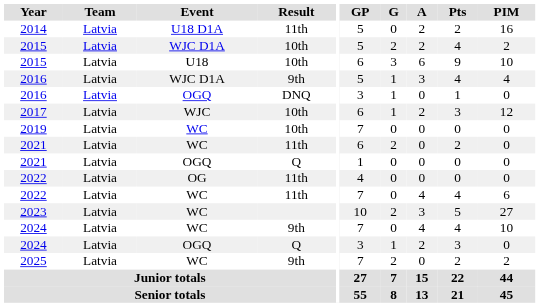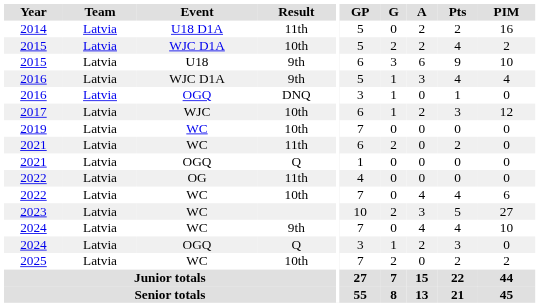(296, 62) 10th -> (296, 62) 9th
(296, 194) 11th -> (296, 194) 10th
(296, 261) 9th -> (296, 261) 10th
